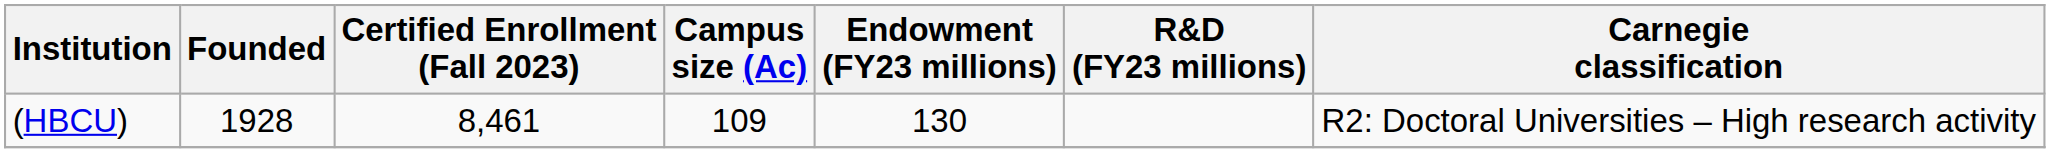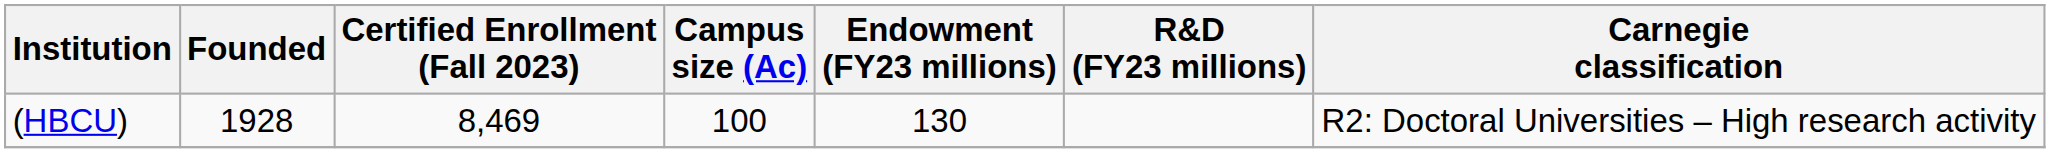(499, 119) 8,461 -> (499, 119) 8,469
(739, 119) 109 -> (739, 119) 100
